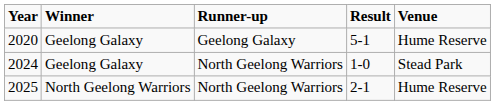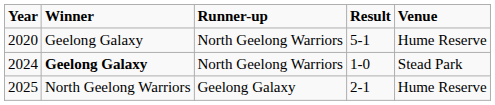(246, 40) Geelong Galaxy -> (270, 40) North Geelong Warriors
(94, 64) normal -> (96, 64) bold
(270, 87) North Geelong Warriors -> (246, 87) Geelong Galaxy
